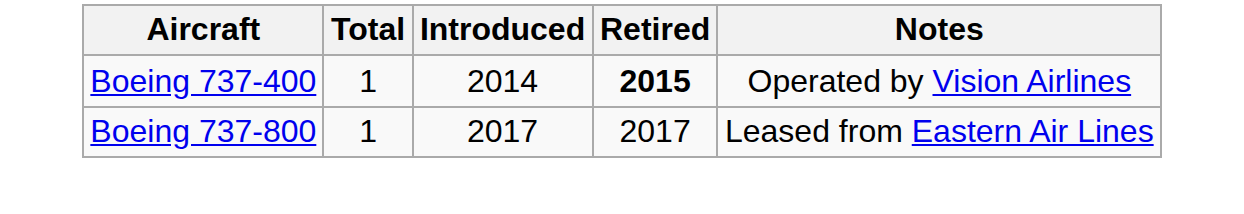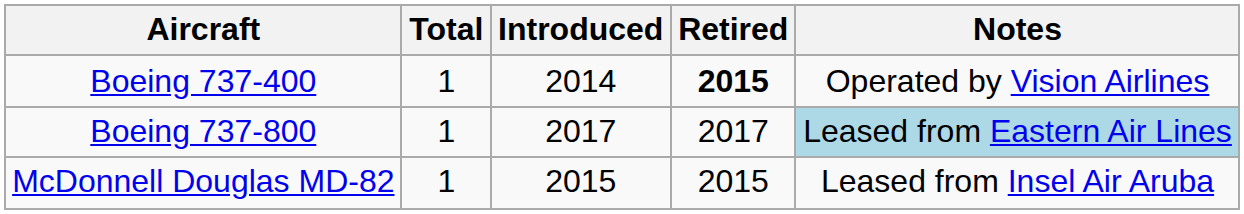(939, 131) no background -> (1018, 131) lightblue background
+ row: (203, 182)
